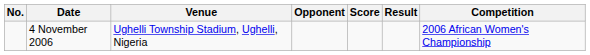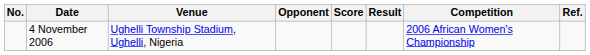+ column: (573, 13)
